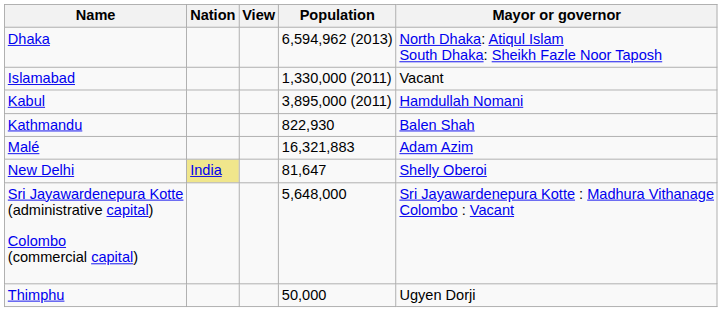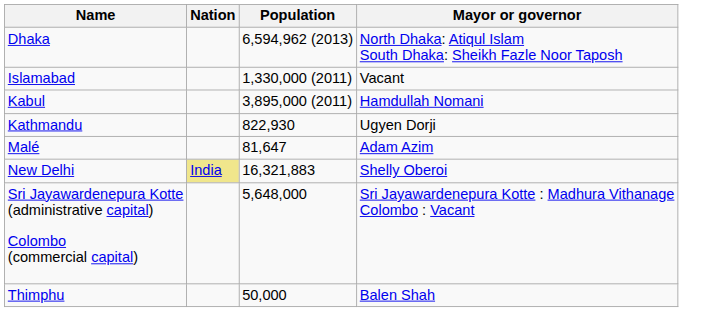- column: (259, 16)
(437, 124) Balen Shah -> (398, 124) Ugyen Dorji
(318, 147) 16,321,883 -> (264, 147) 81,647
(304, 170) 81,647 -> (279, 170) 16,321,883
(437, 295) Ugyen Dorji -> (397, 295) Balen Shah
